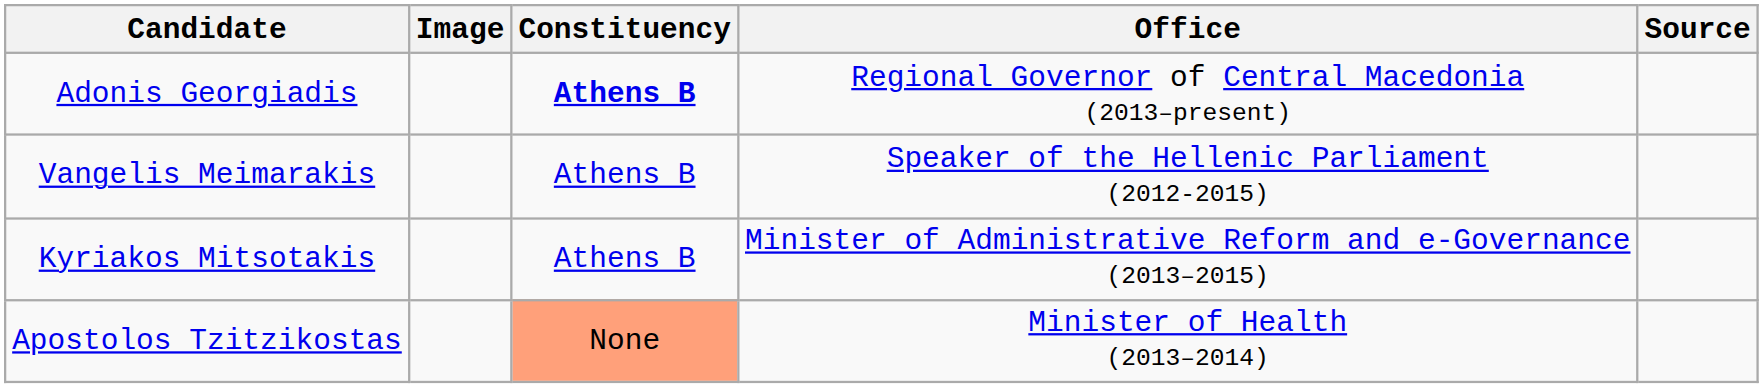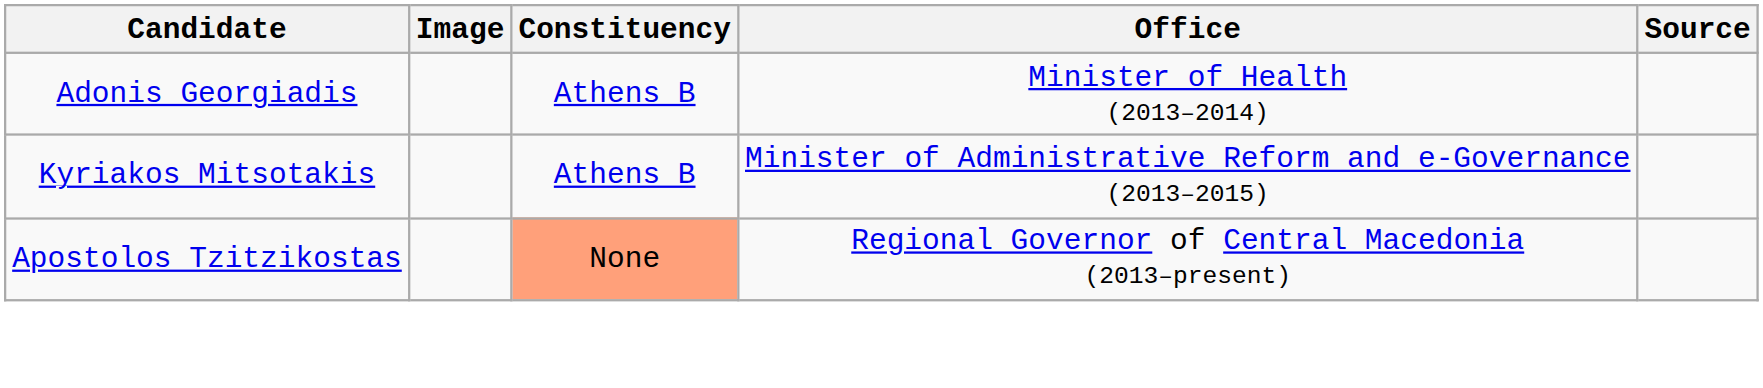(625, 94) bold -> (625, 94) normal
(1188, 93) Regional Governor of Central Macedonia (2013–present) -> (1188, 93) Minister of Health (2013–2014)
- row: (207, 176)
(1188, 340) Minister of Health (2013–2014) -> (1188, 257) Regional Governor of Central Macedonia (2013–present)
